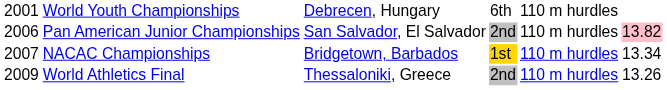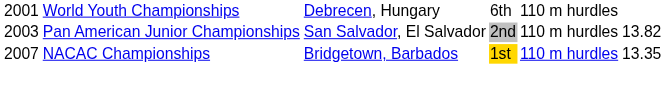(21, 32) 2006 -> (21, 32) 2003
(642, 32) pink background -> (642, 32) no background
(642, 53) 13.34 -> (642, 53) 13.35
- row: (114, 75)
